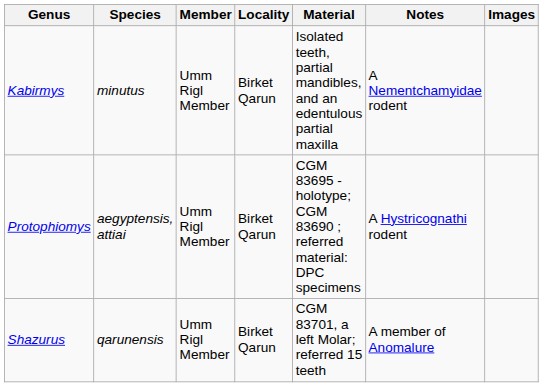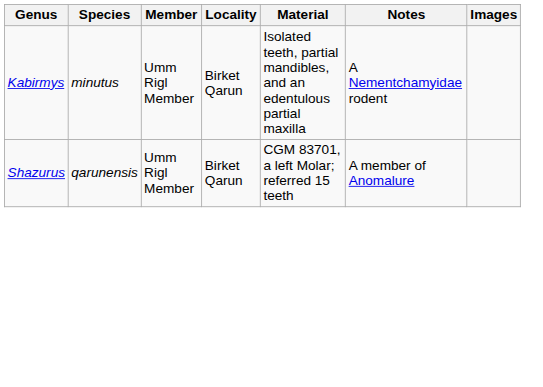- row: (49, 226)
